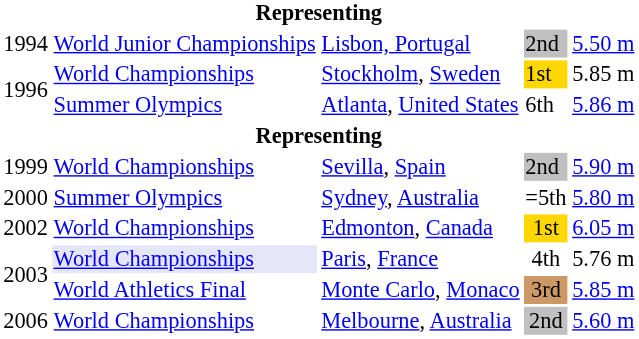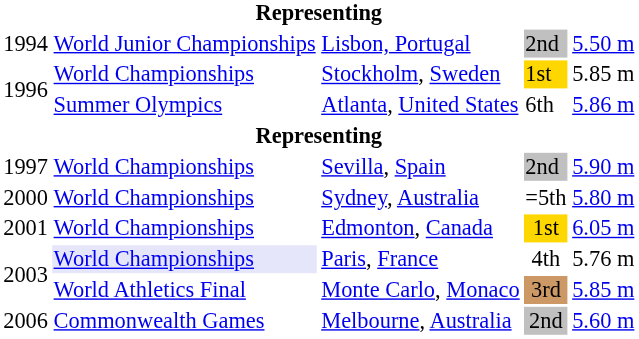(26, 166) 1999 -> (26, 166) 1997
(138, 197) Summer Olympics -> (154, 197) World Championships
(26, 228) 2002 -> (26, 228) 2001
(154, 320) World Championships -> (159, 320) Commonwealth Games
